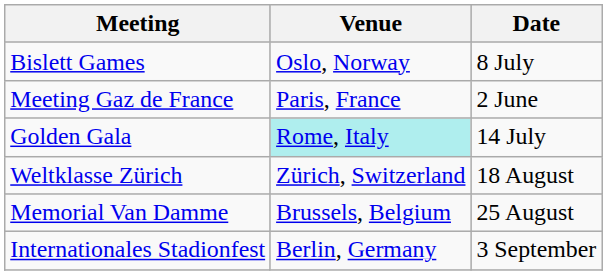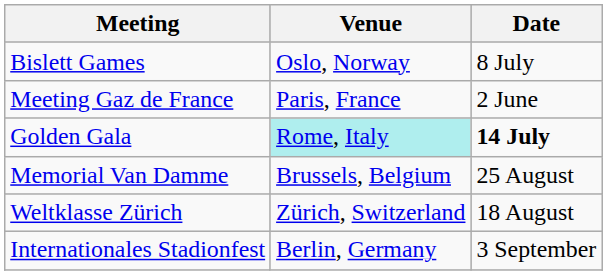(511, 136) normal -> (513, 136) bold
rows swapped: (96, 174) <-> (119, 212)
